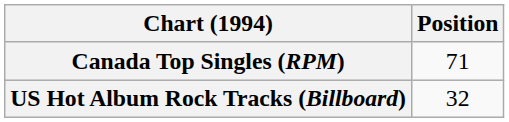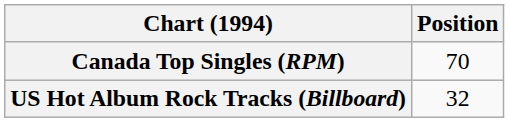(458, 60) 71 -> (458, 60) 70
